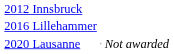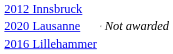rows swapped: (51, 26) <-> (42, 43)
